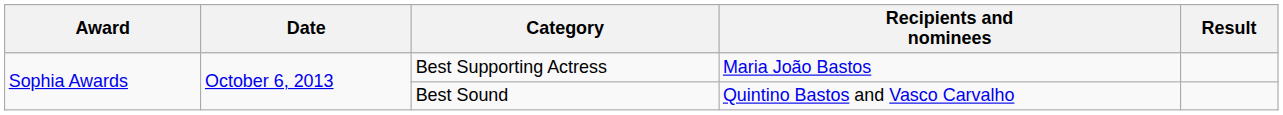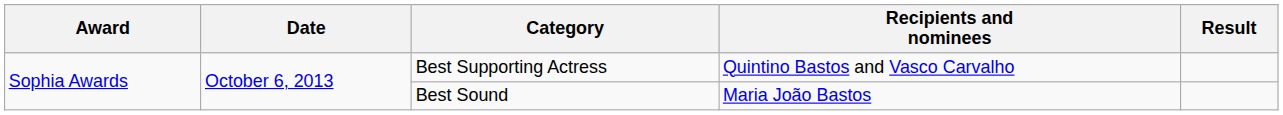(797, 67) Maria João Bastos -> (869, 67) Quintino Bastos and Vasco Carvalho
(869, 95) Quintino Bastos and Vasco Carvalho -> (797, 95) Maria João Bastos
